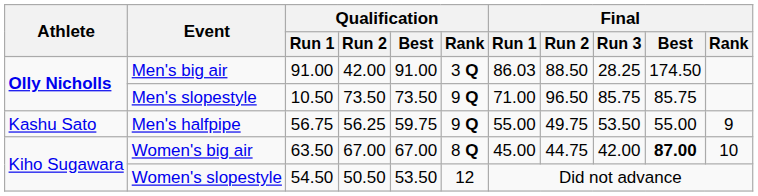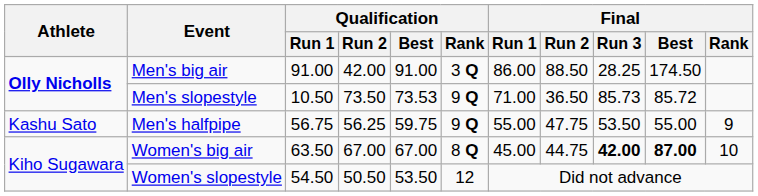(514, 71) 86.03 -> (514, 71) 86.00
(416, 97) 73.50 -> (416, 97) 73.53
(567, 97) 96.50 -> (567, 97) 36.50
(619, 97) 85.75 -> (619, 97) 85.73
(675, 97) 85.75 -> (675, 97) 85.72
(567, 124) 49.75 -> (567, 124) 47.75
(619, 151) normal -> (619, 151) bold
